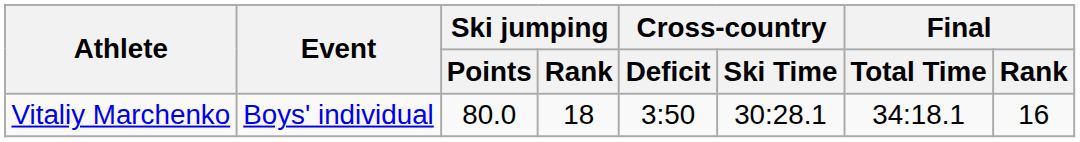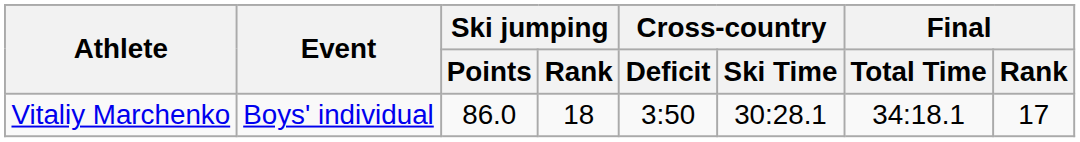(489, 115) 80.0 -> (489, 115) 86.0
(1034, 115) 16 -> (1034, 115) 17
